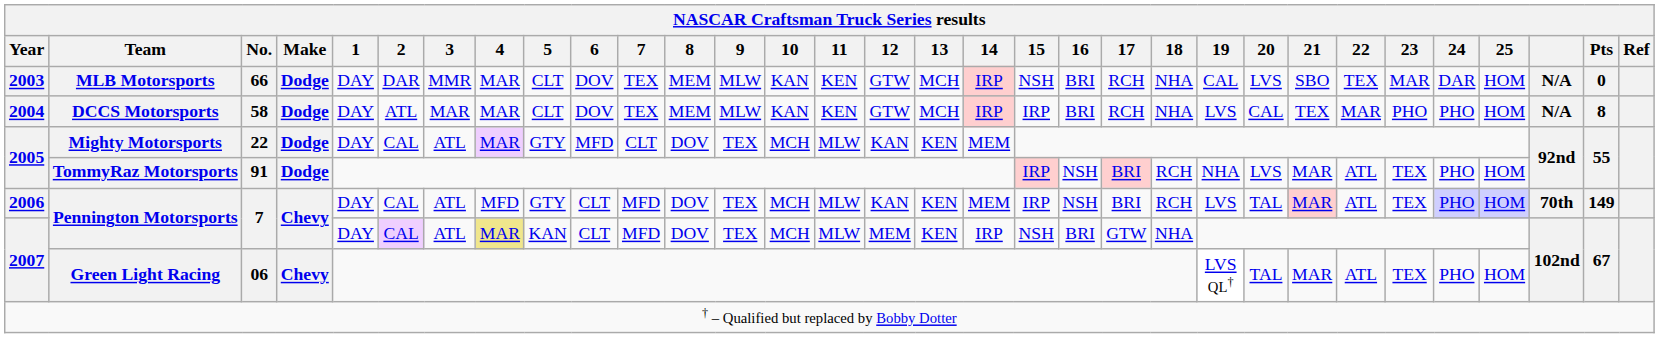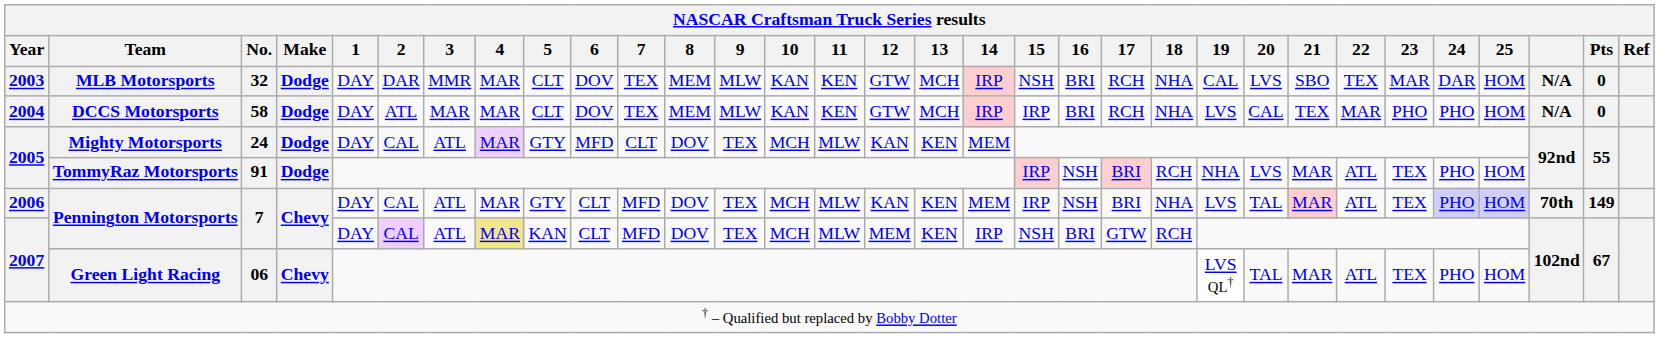(259, 80) 66 -> (259, 80) 32
(1601, 111) 8 -> (1601, 111) 0
(259, 141) 22 -> (259, 141) 24
(500, 203) MFD -> (500, 203) MAR
(1174, 203) RCH -> (1174, 203) NHA
(1174, 233) NHA -> (1174, 233) RCH
